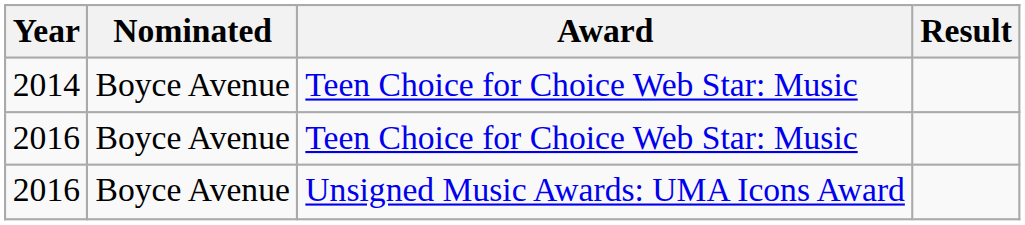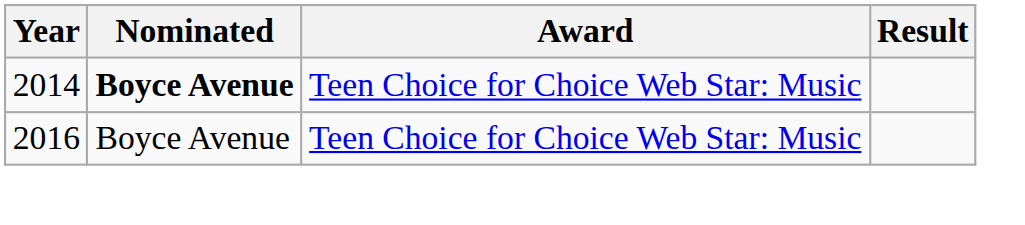(193, 84) normal -> (195, 84) bold
- row: (46, 191)
